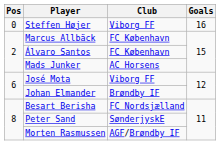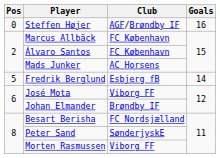(132, 25) Viborg FF -> (144, 25) AGF/Brøndby IF
+ row: (65, 79)
(144, 133) AGF/Brøndby IF -> (132, 147) Viborg FF
